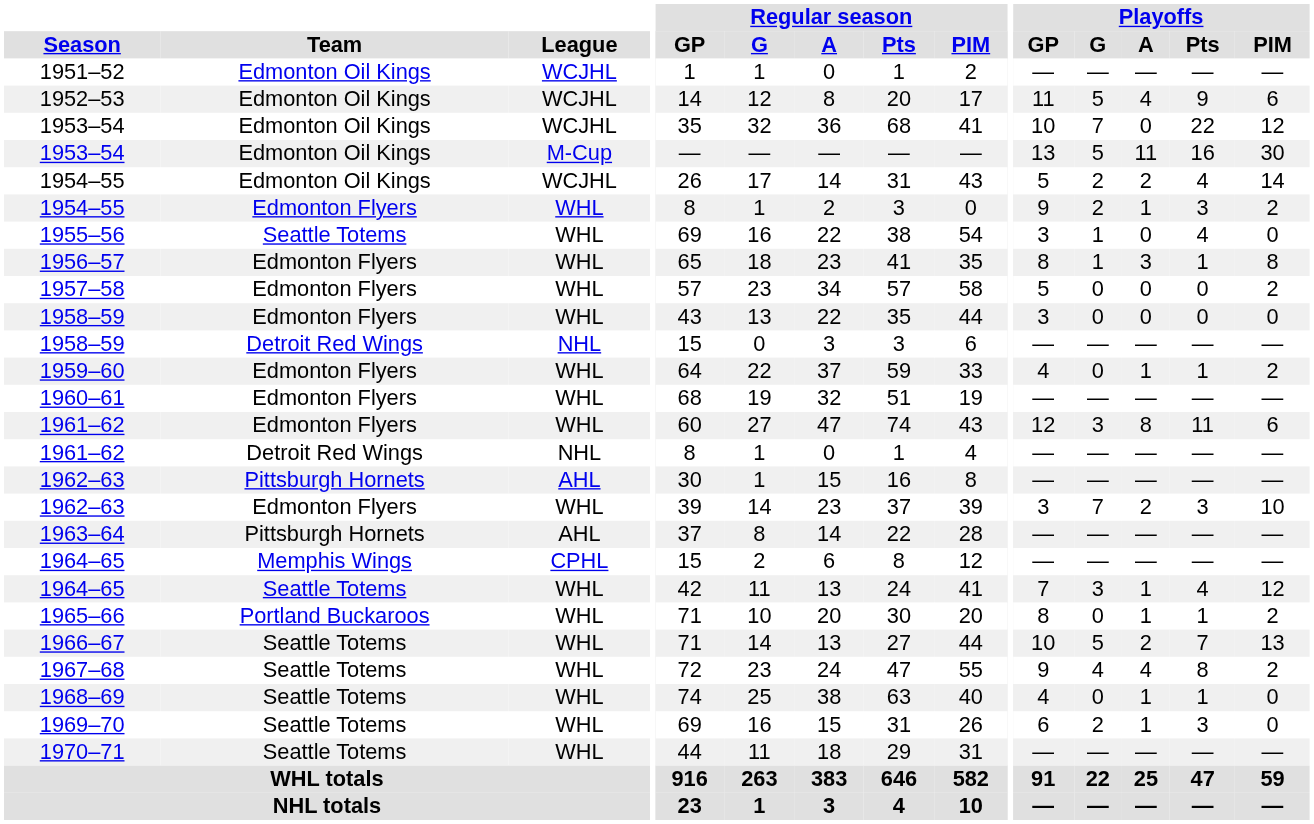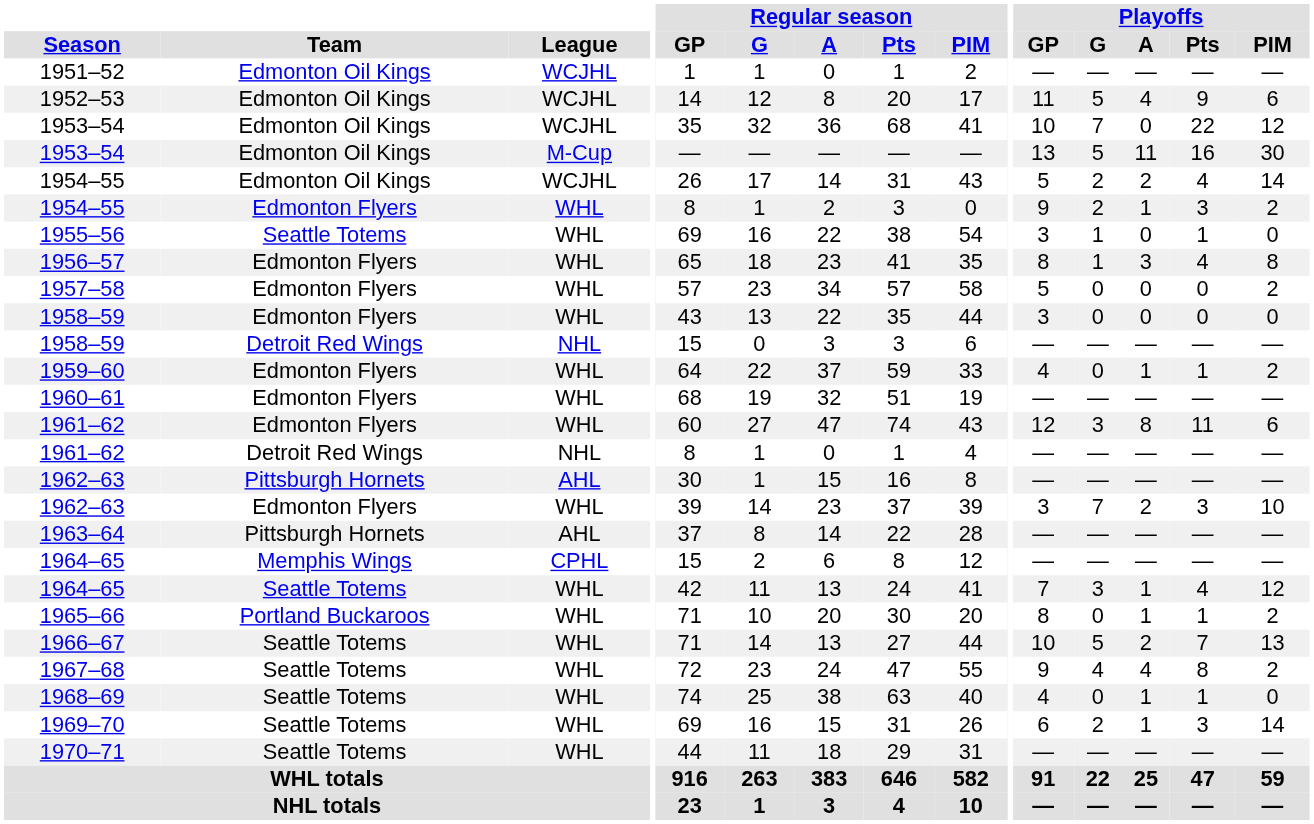(1203, 235) 4 -> (1203, 235) 1
(1203, 262) 1 -> (1203, 262) 4
(1272, 724) 0 -> (1272, 724) 14
